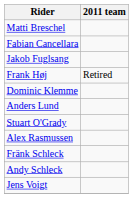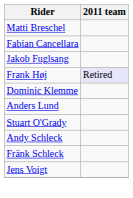(98, 75) no background -> (98, 75) lavender background
- row: (40, 138)
rows swapped: (35, 169) <-> (35, 153)
